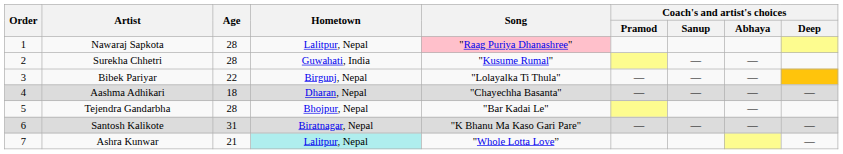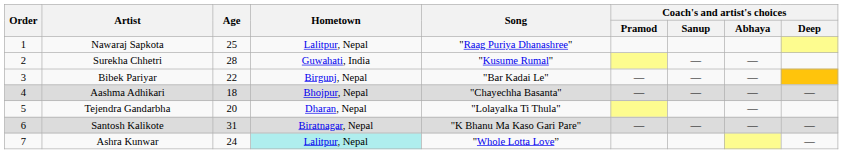(232, 45) 28 -> (232, 45) 25
(516, 45) pink background -> (516, 45) no background
(516, 77) "Lolayalka Ti Thula" -> (516, 77) "Bar Kadai Le"
(336, 93) Dharan, Nepal -> (336, 93) Bhojpur, Nepal
(232, 109) 28 -> (232, 109) 20
(336, 109) Bhojpur, Nepal -> (336, 109) Dharan, Nepal
(516, 109) "Bar Kadai Le" -> (516, 109) "Lolayalka Ti Thula"
(232, 141) 21 -> (232, 141) 24
